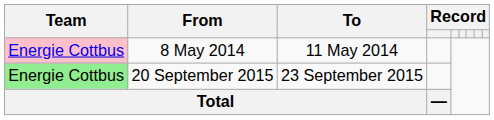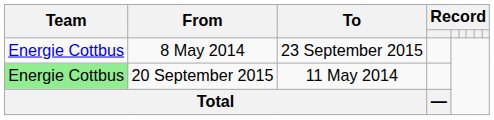(66, 50) pink background -> (66, 50) no background
(352, 50) 11 May 2014 -> (352, 50) 23 September 2015
(352, 76) 23 September 2015 -> (352, 76) 11 May 2014
